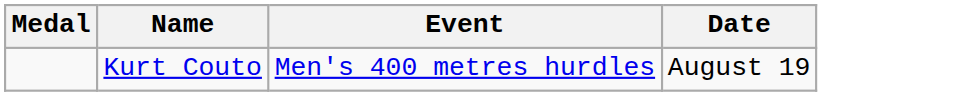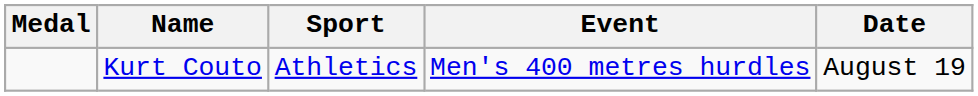+ column: (346, 27)
